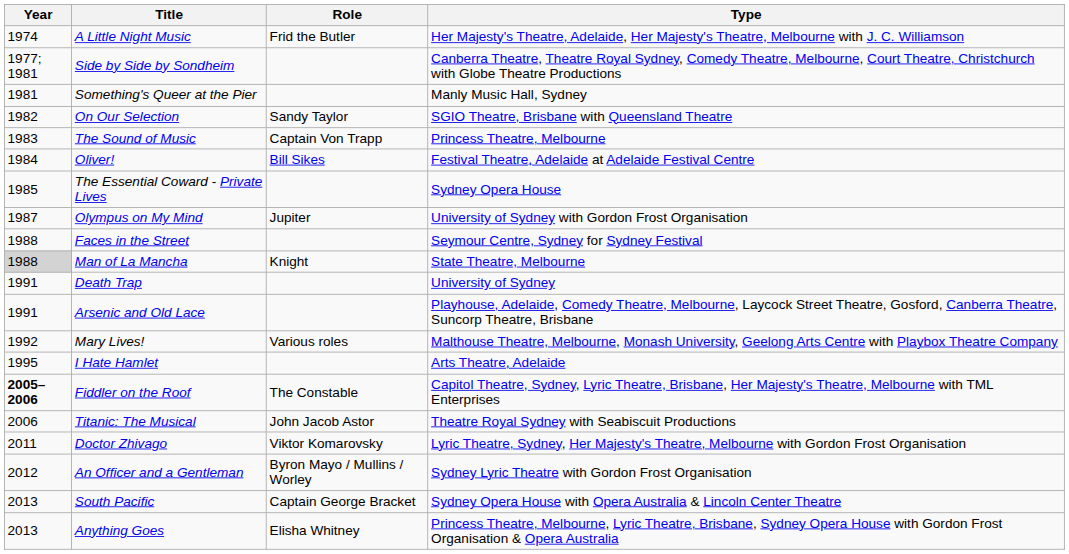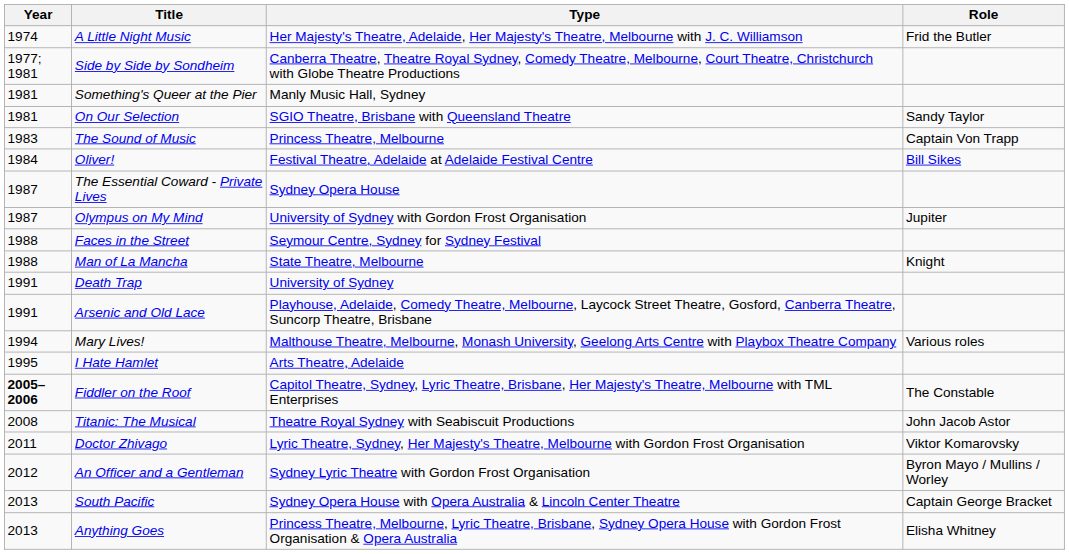columns swapped: (347, 15) <-> (746, 15)
(23, 116) 1982 -> (23, 116) 1981
(23, 189) 1985 -> (23, 189) 1987
(23, 261) lightgrey background -> (23, 261) no background
(23, 341) 1992 -> (23, 341) 1994
(23, 421) 2006 -> (23, 421) 2008
